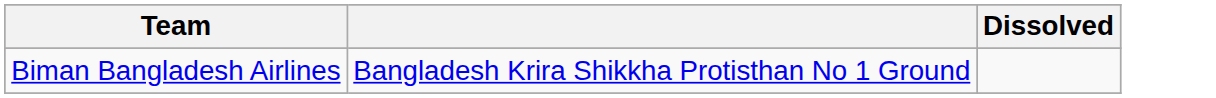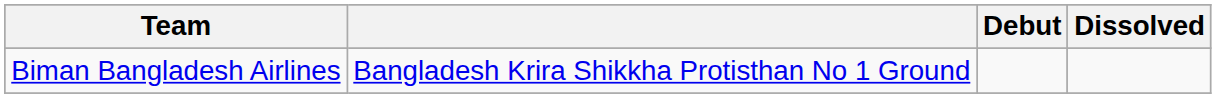+ column: (1022, 26)
